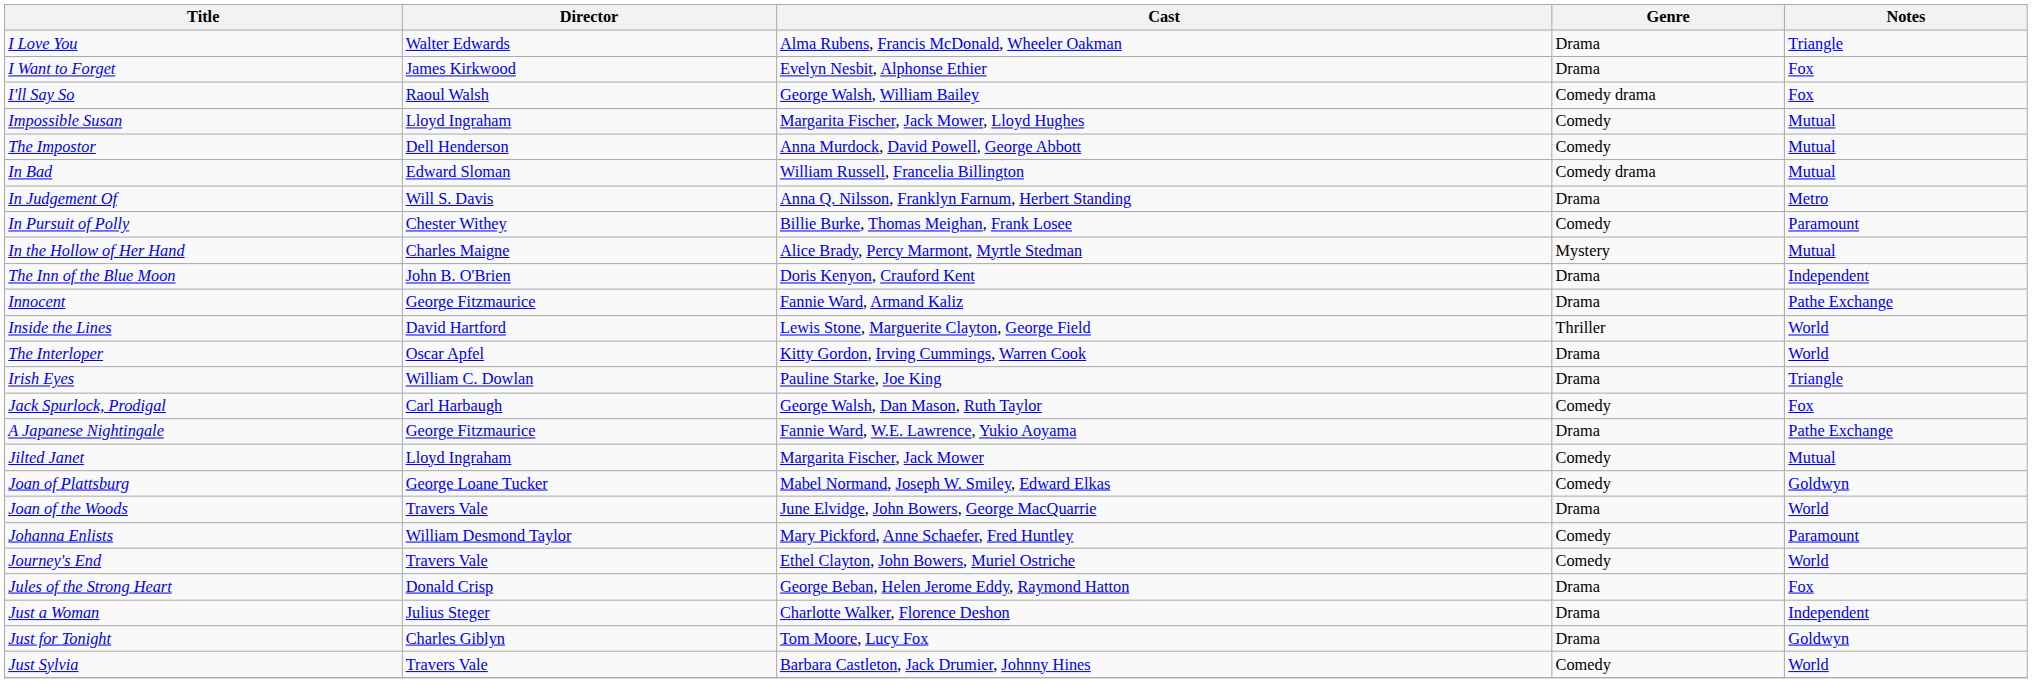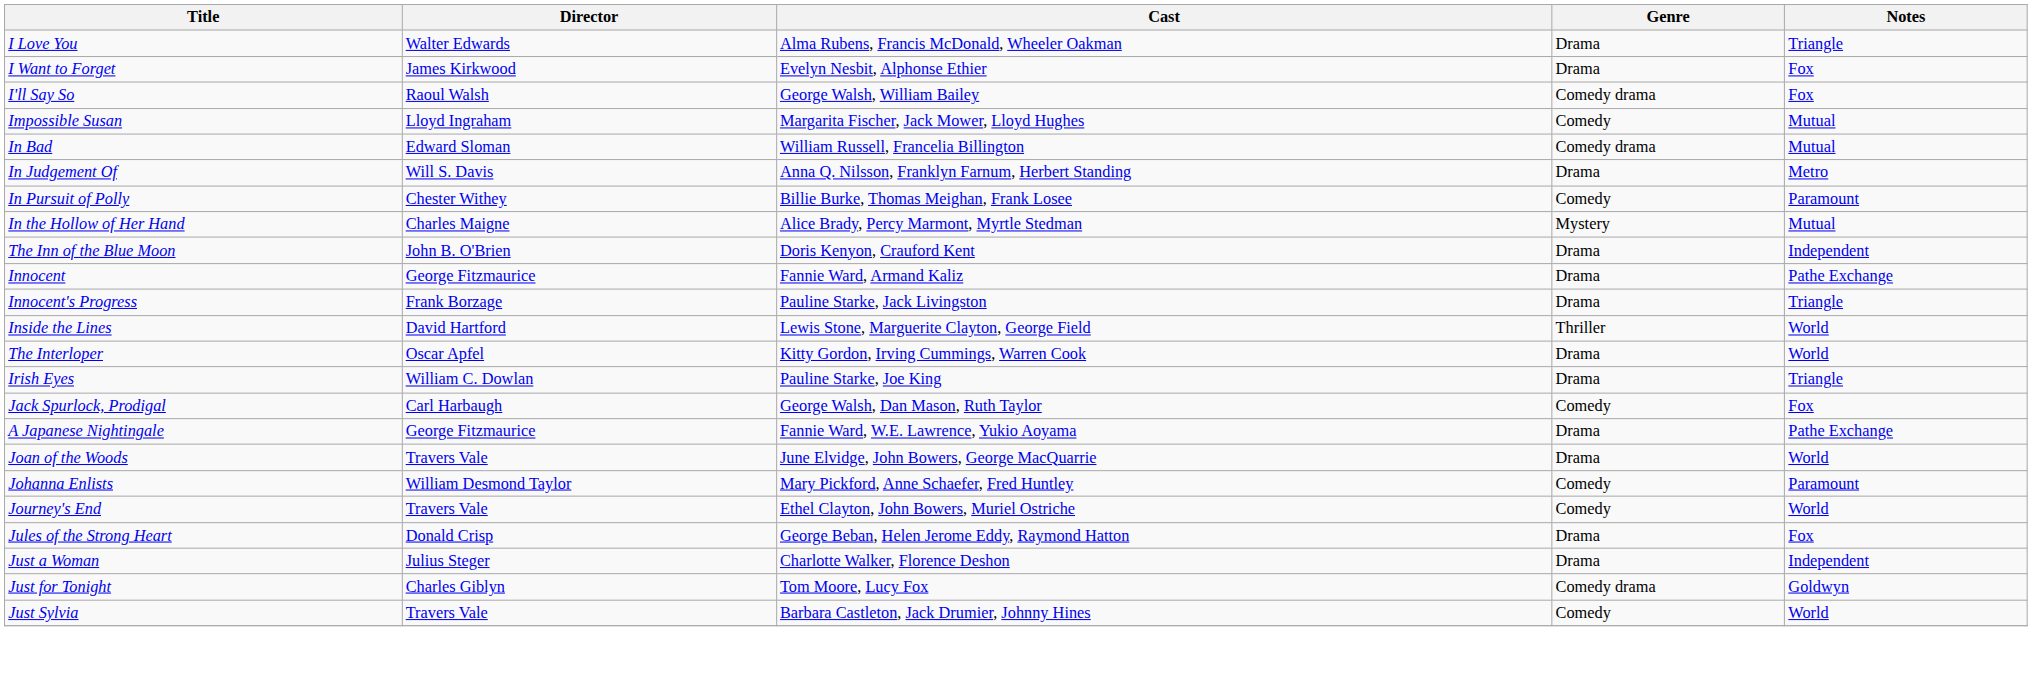- row: (52, 146)
+ row: (73, 302)
- row: (46, 457)
- row: (69, 483)
(1578, 638) Drama -> (1606, 586) Comedy drama
